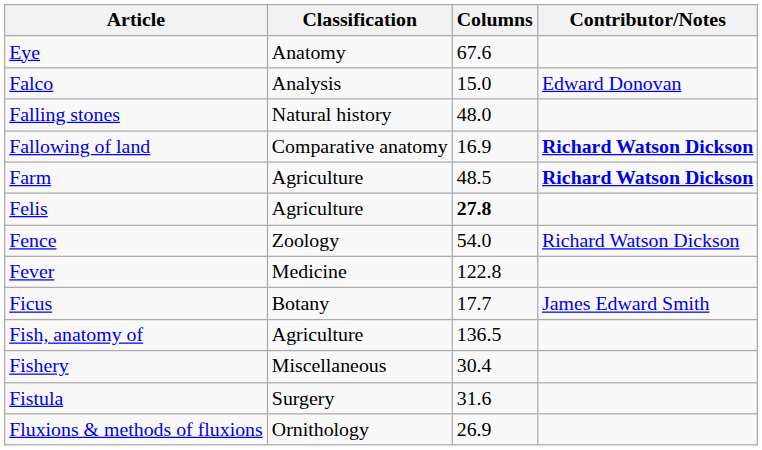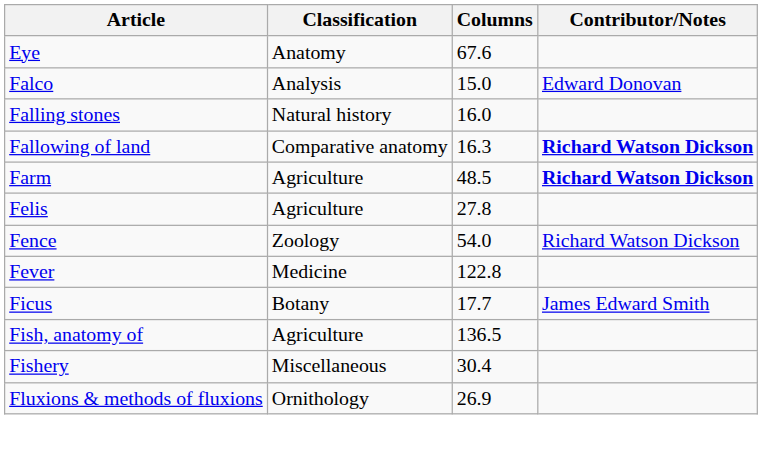(474, 114) 48.0 -> (474, 114) 16.0
(474, 146) 16.9 -> (474, 146) 16.3
(474, 209) bold -> (474, 209) normal
- row: (36, 397)
